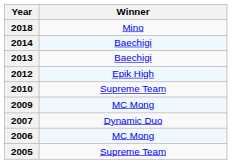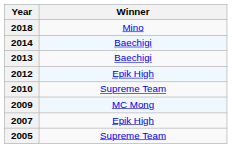(133, 120) Dynamic Duo -> (133, 120) Epik High
- row: (22, 136)
